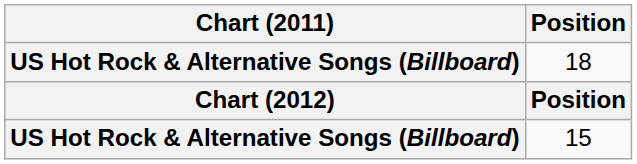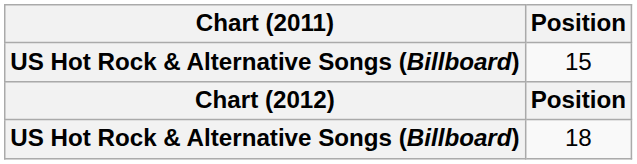rows swapped: (578, 61) <-> (578, 138)
